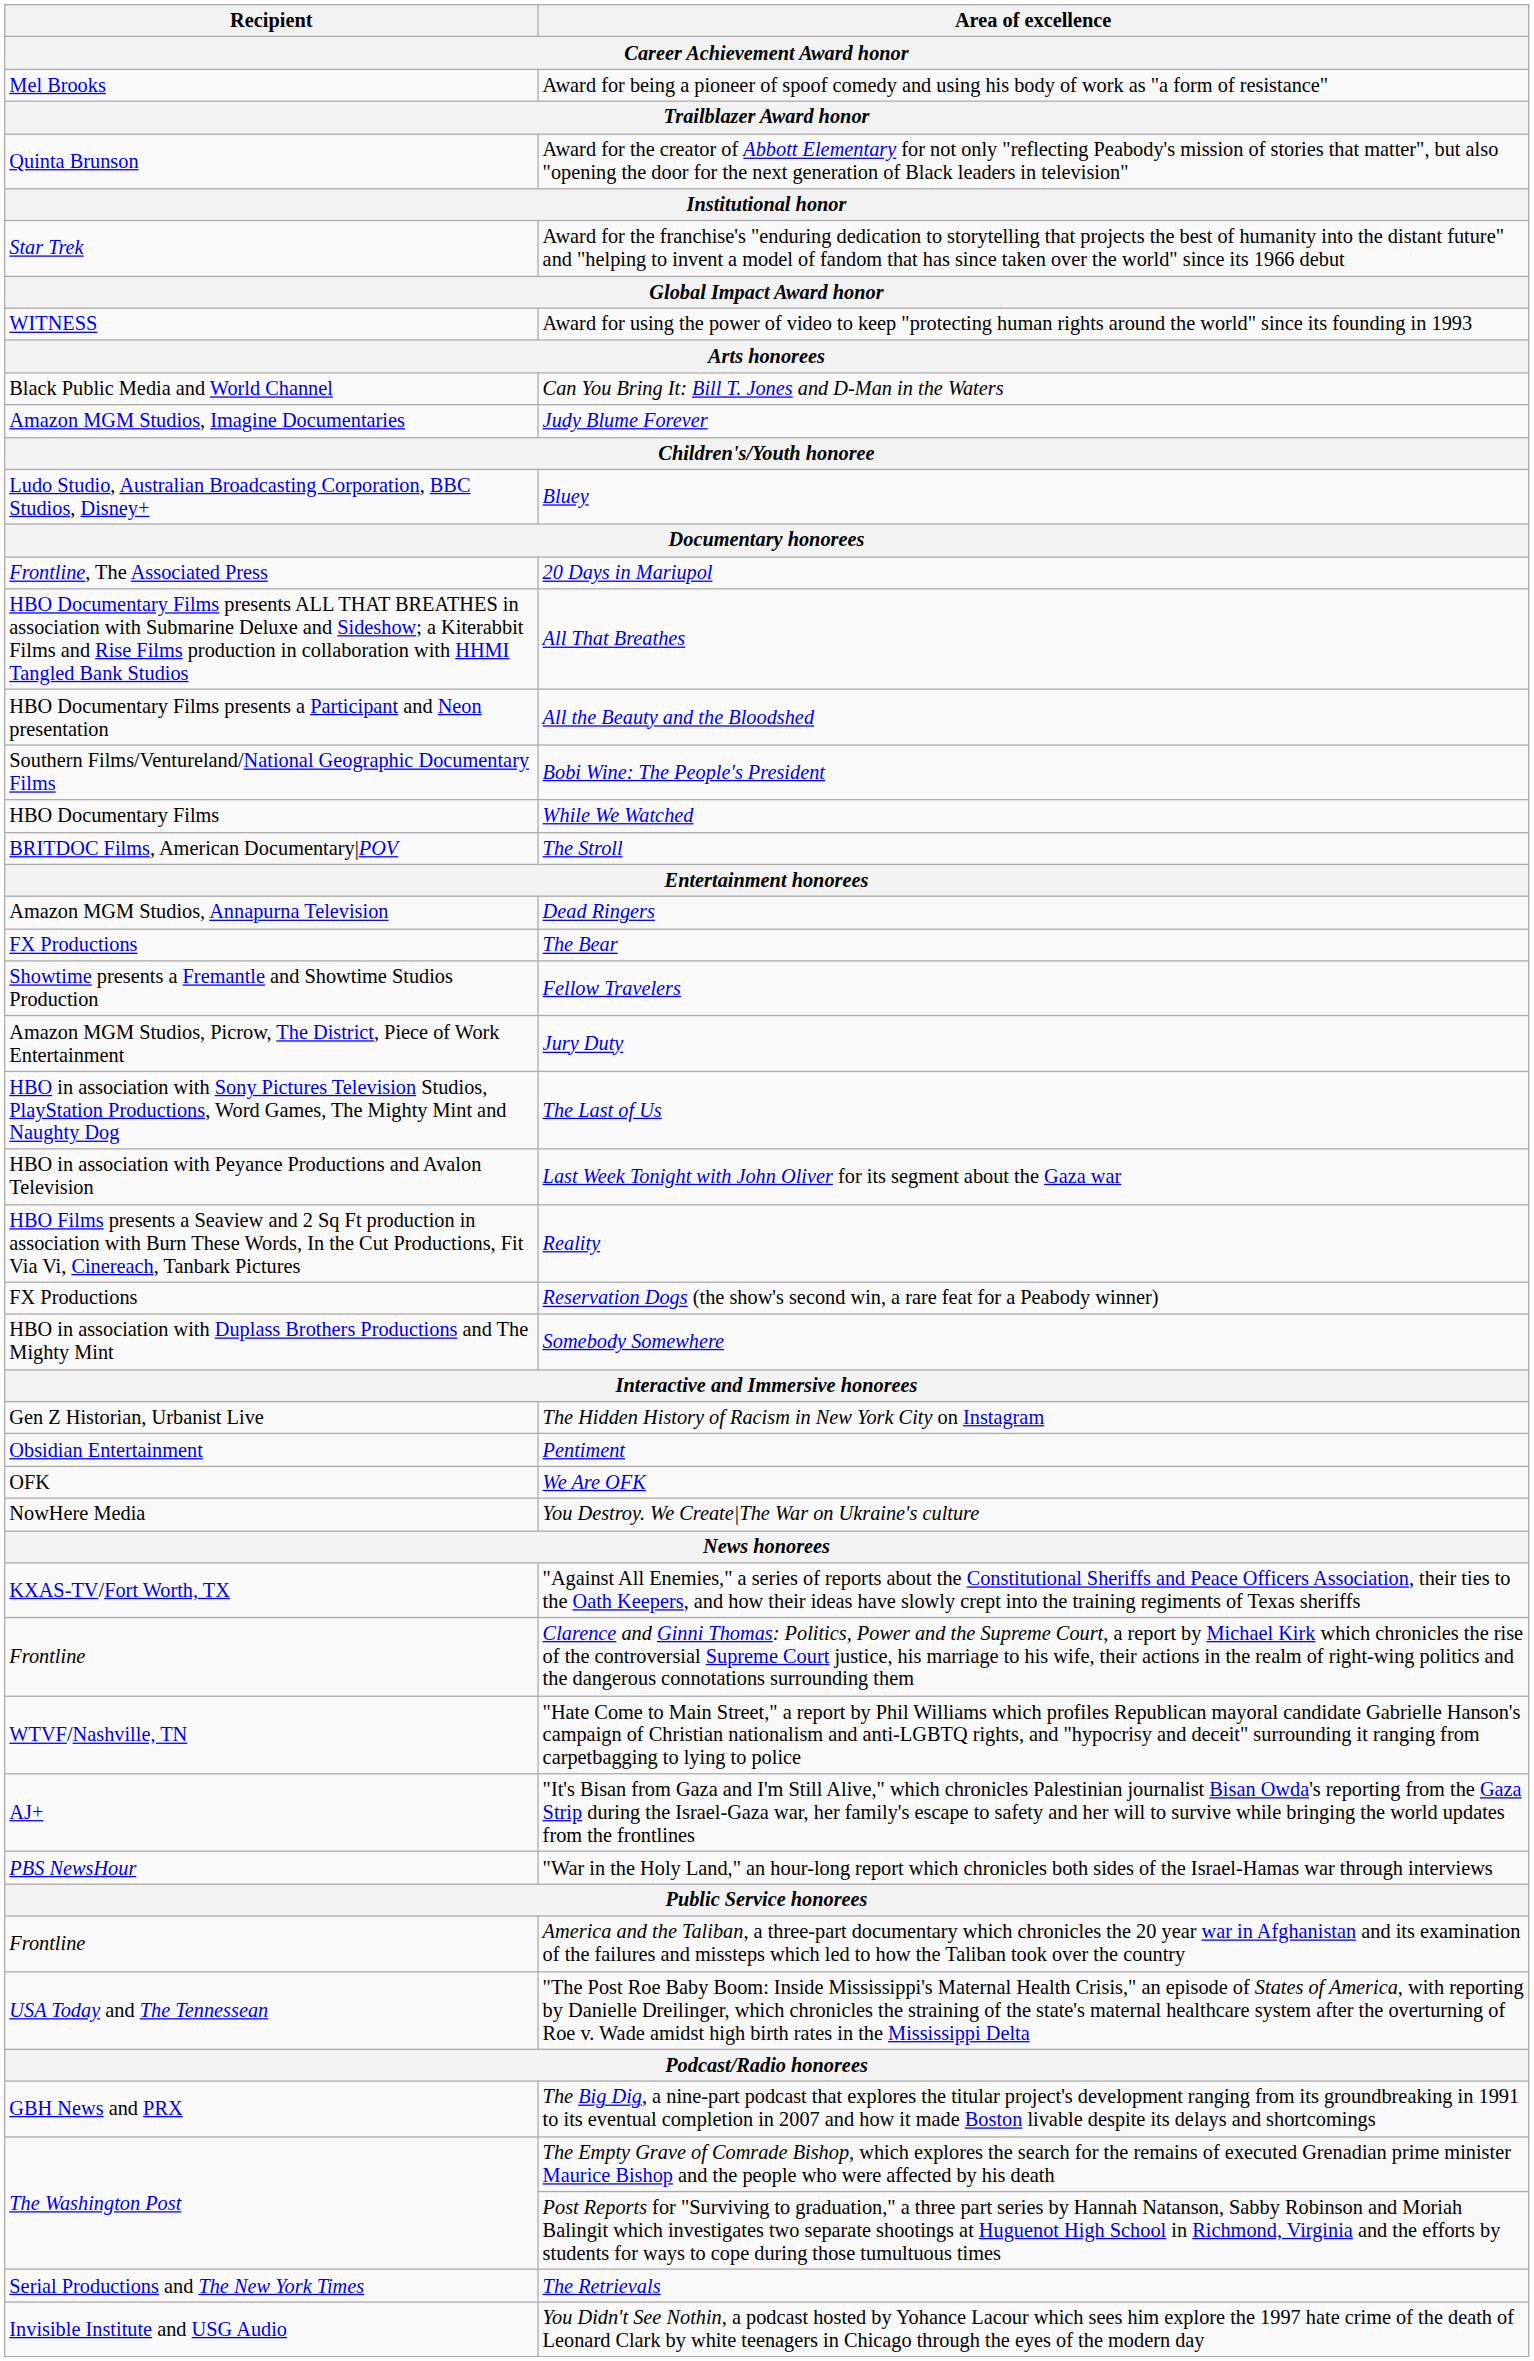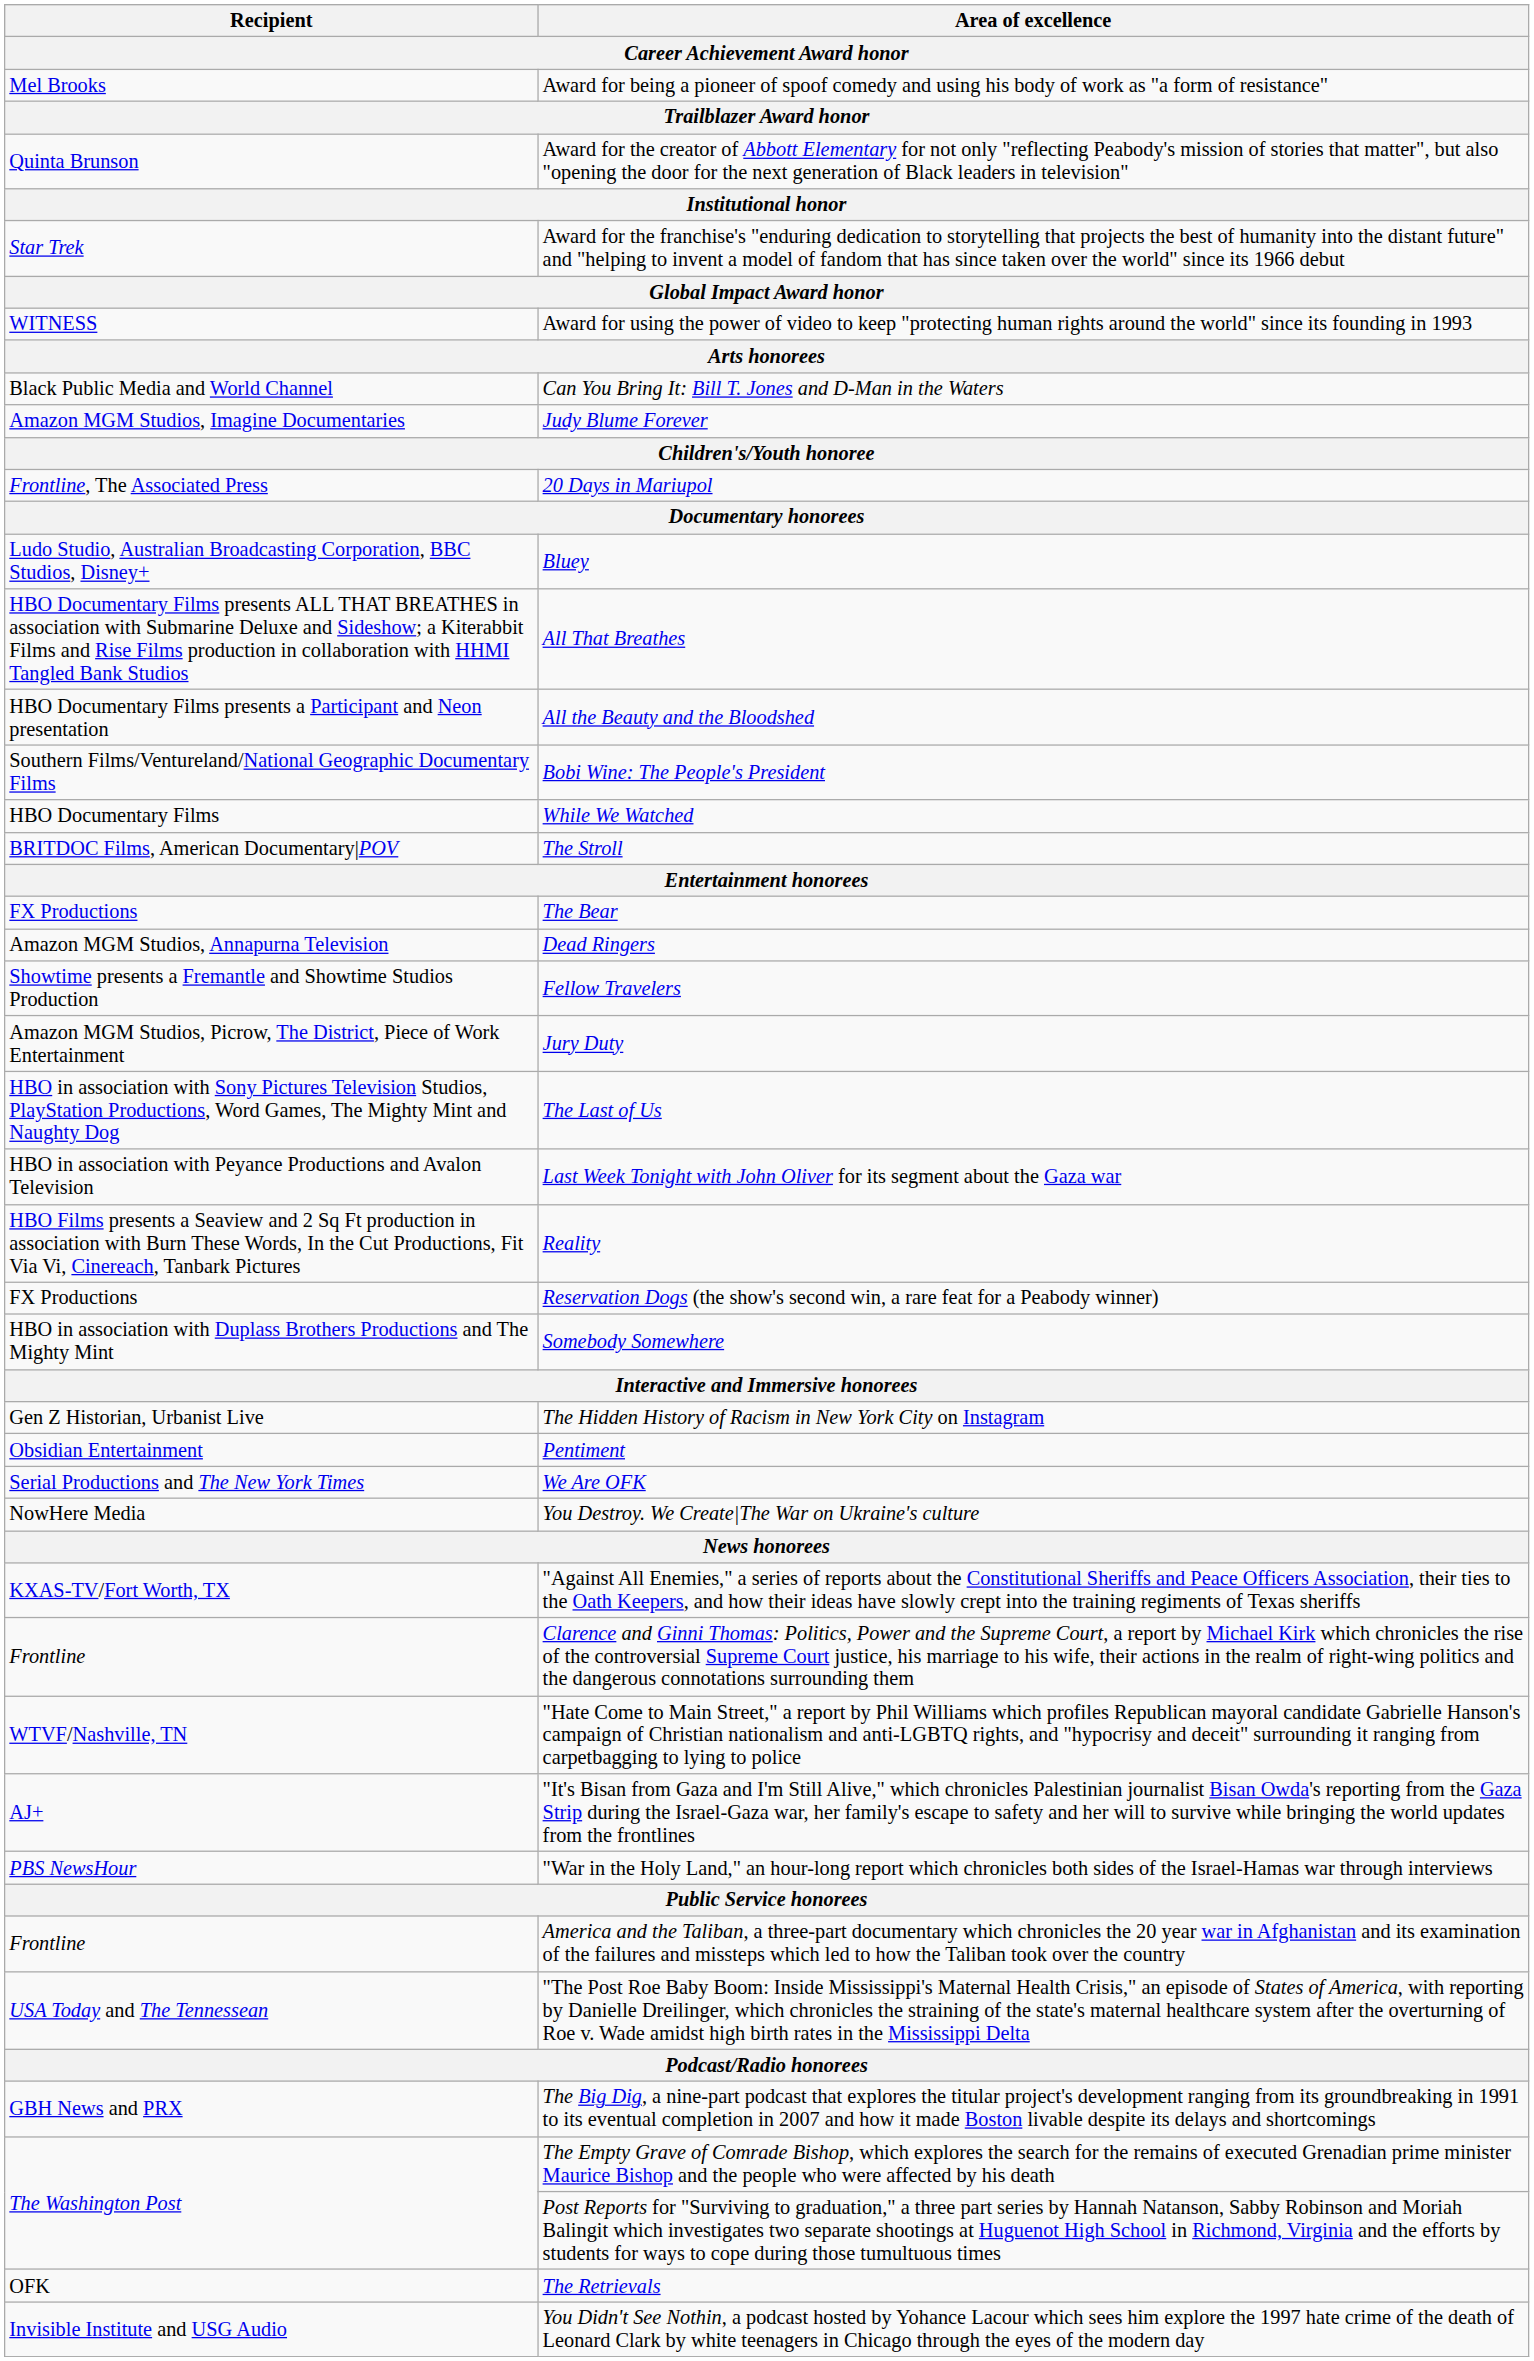rows swapped: (566, 496) <-> (628, 572)
rows swapped: (580, 944) <-> (599, 912)
(30, 1482) OFK -> (187, 1482) Serial Productions and The New York Times
(187, 2285) Serial Productions and The New York Times -> (30, 2285) OFK
